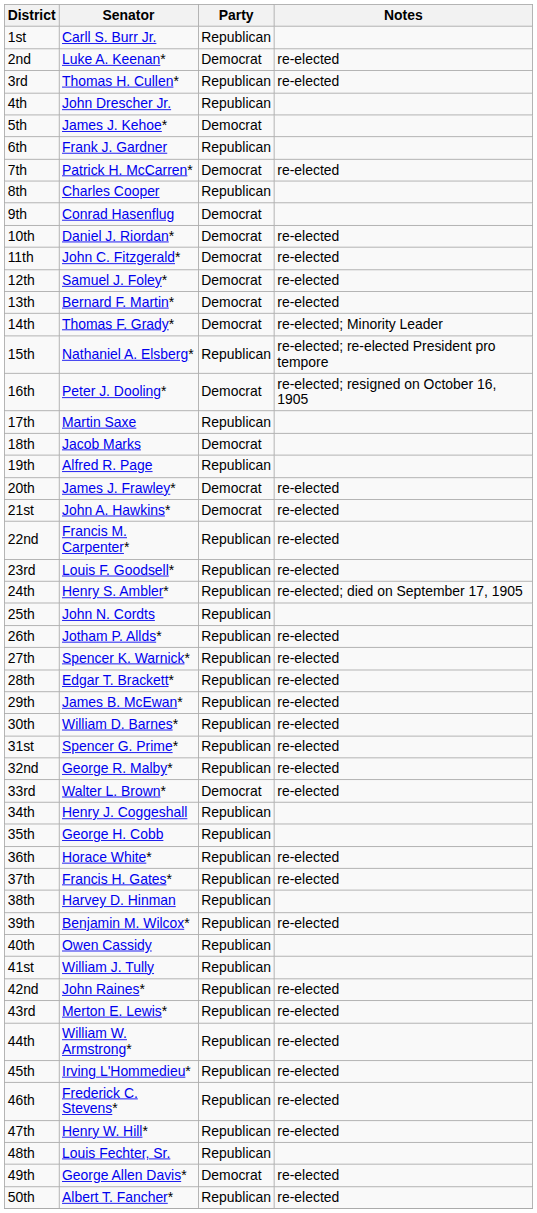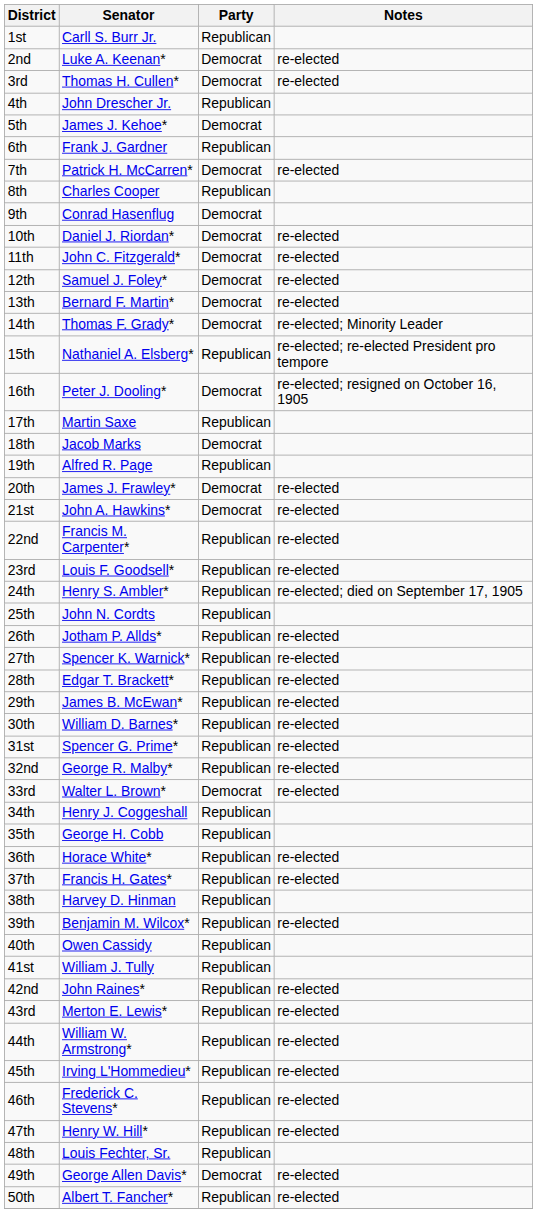(236, 81) Republican -> (231, 81) Democrat
